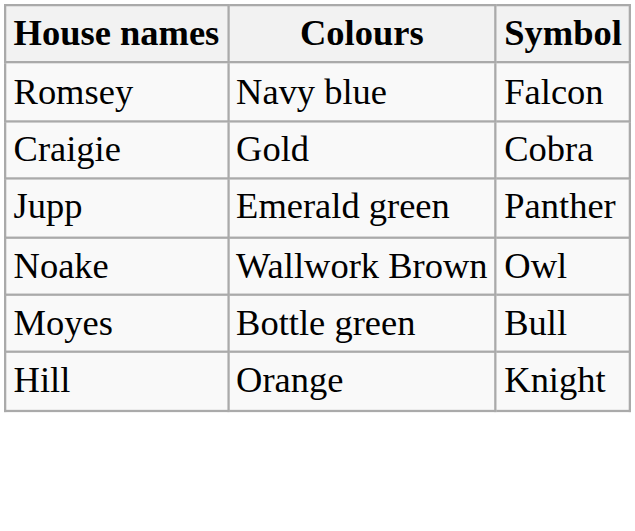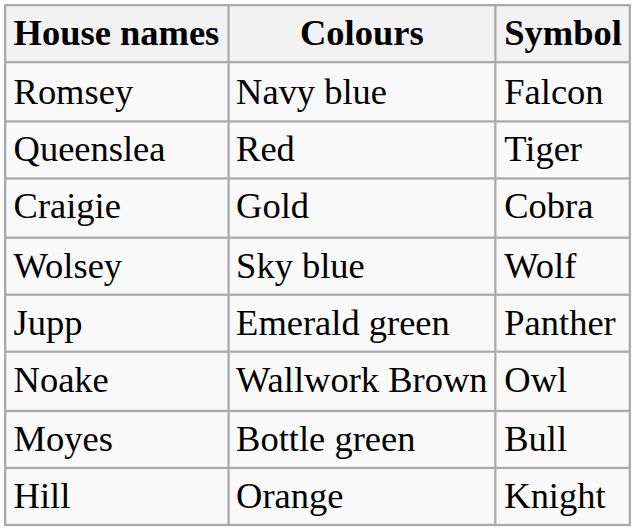+ row: (90, 149)
+ row: (68, 264)
